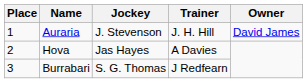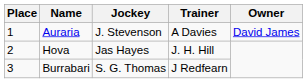(193, 31) J. H. Hill -> (194, 31) A Davies
(194, 50) A Davies -> (193, 50) J. H. Hill
